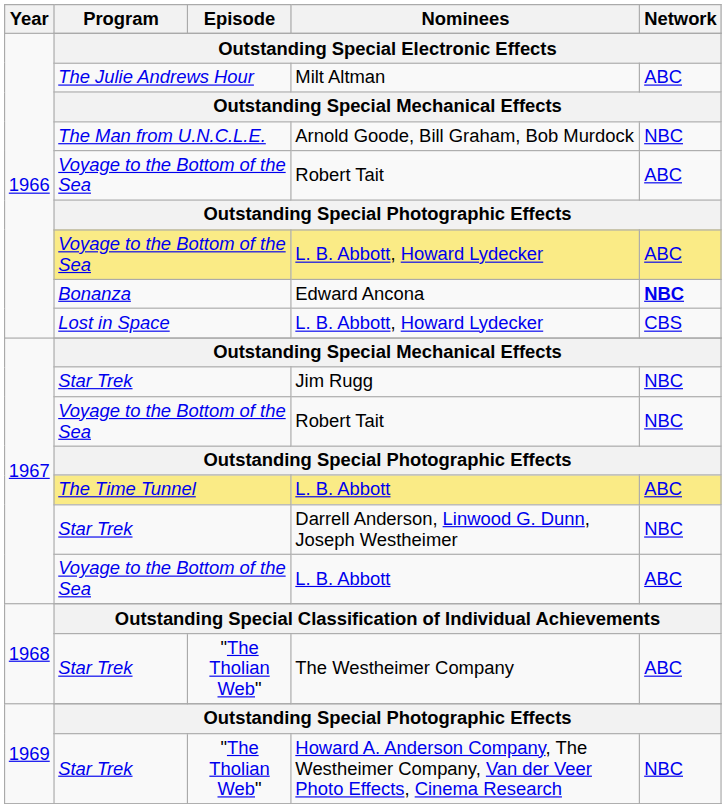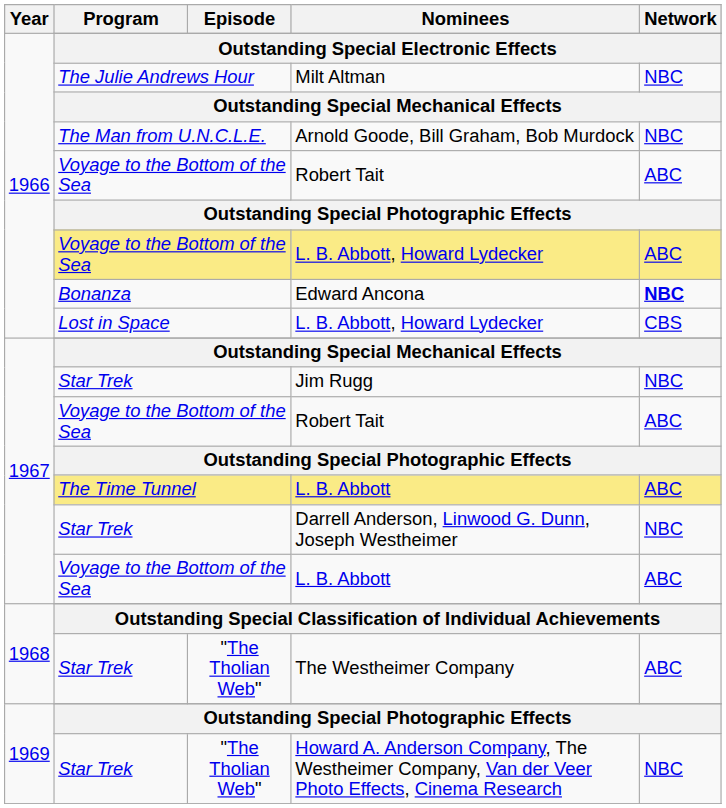(663, 77) ABC -> (664, 77) NBC
(664, 421) NBC -> (663, 421) ABC
